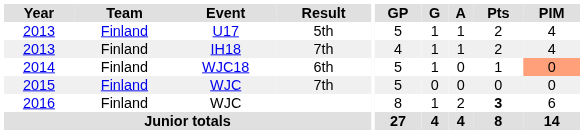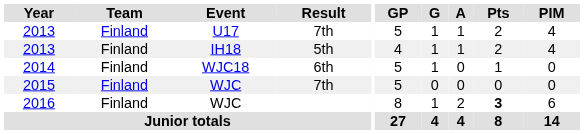(324, 31) 5th -> (324, 31) 7th
(324, 49) 7th -> (324, 49) 5th
(552, 67) lightsalmon background -> (552, 67) no background
